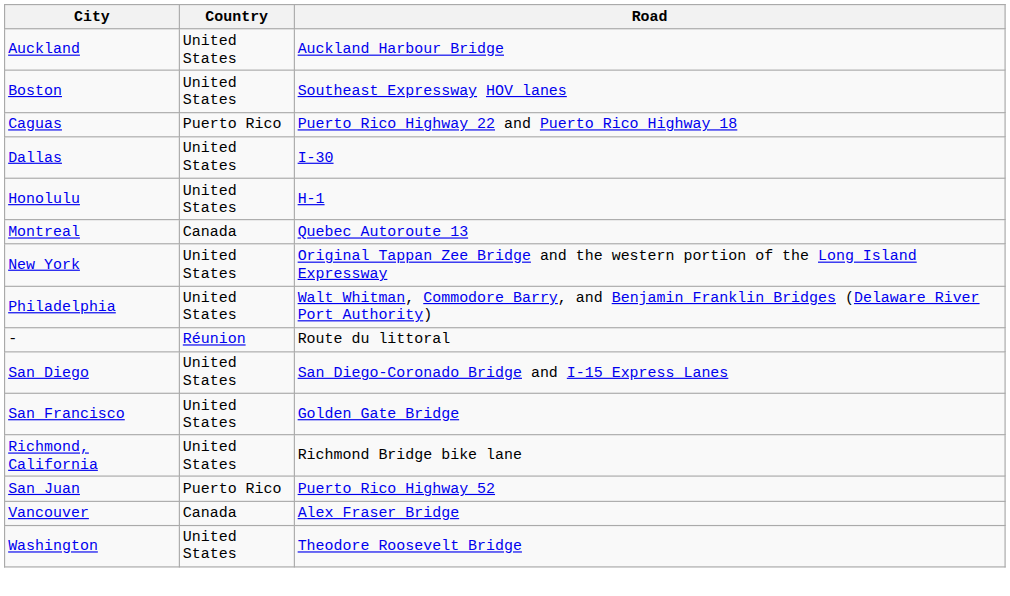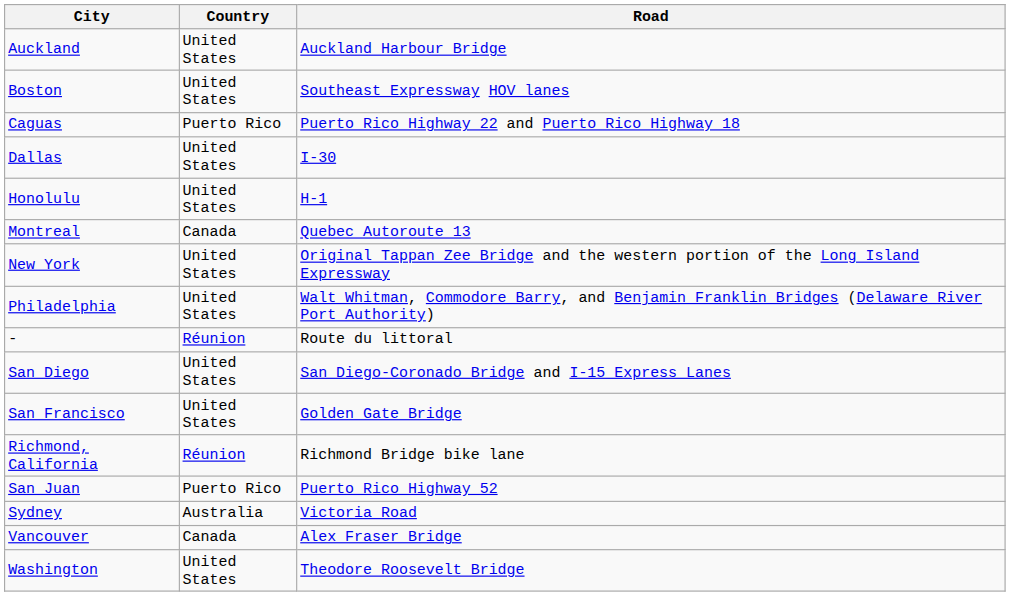(210, 456) United States -> (214, 456) Réunion
+ row: (35, 513)
